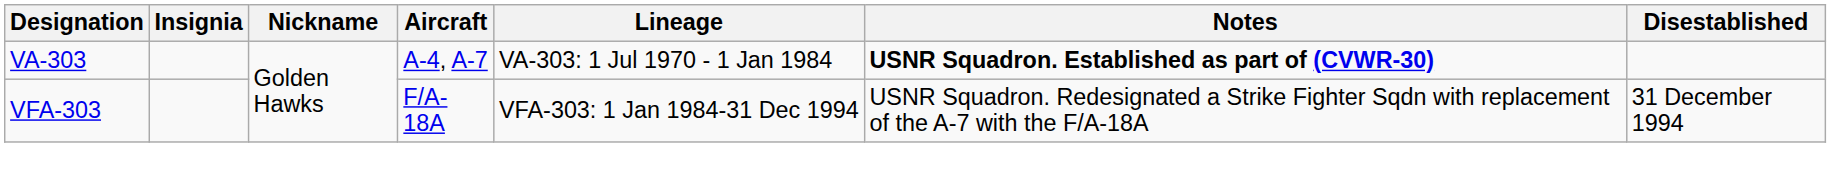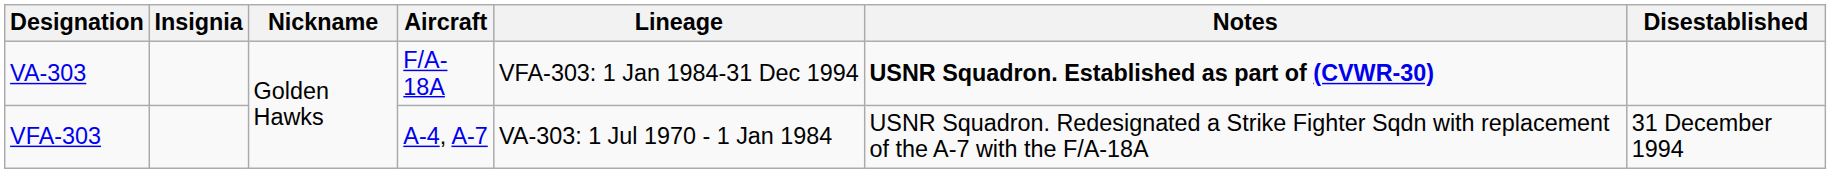(446, 60) A-4, A-7 -> (425, 73) F/A-18A
(666, 60) VA-303: 1 Jul 1970 - 1 Jan 1984 -> (679, 73) VFA-303: 1 Jan 1984-31 Dec 1994
(425, 110) F/A-18A -> (446, 136) A-4, A-7
(679, 110) VFA-303: 1 Jan 1984-31 Dec 1994 -> (666, 136) VA-303: 1 Jul 1970 - 1 Jan 1984
